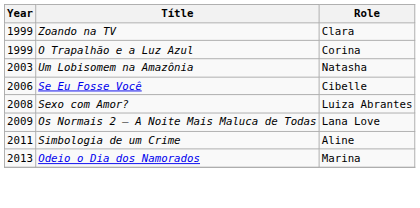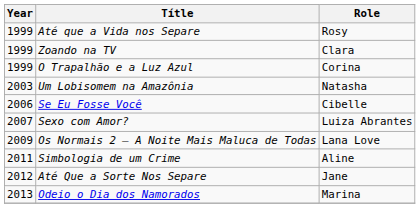+ row: (119, 31)
(20, 104) 2008 -> (20, 122) 2007
+ row: (122, 176)
